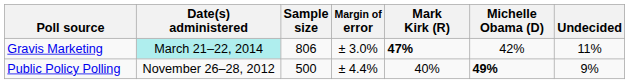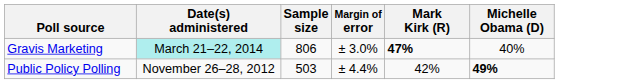- column: (590, 28)
(512, 48) 42% -> (512, 48) 40%
(306, 68) 500 -> (306, 68) 503
(427, 68) 40% -> (427, 68) 42%
